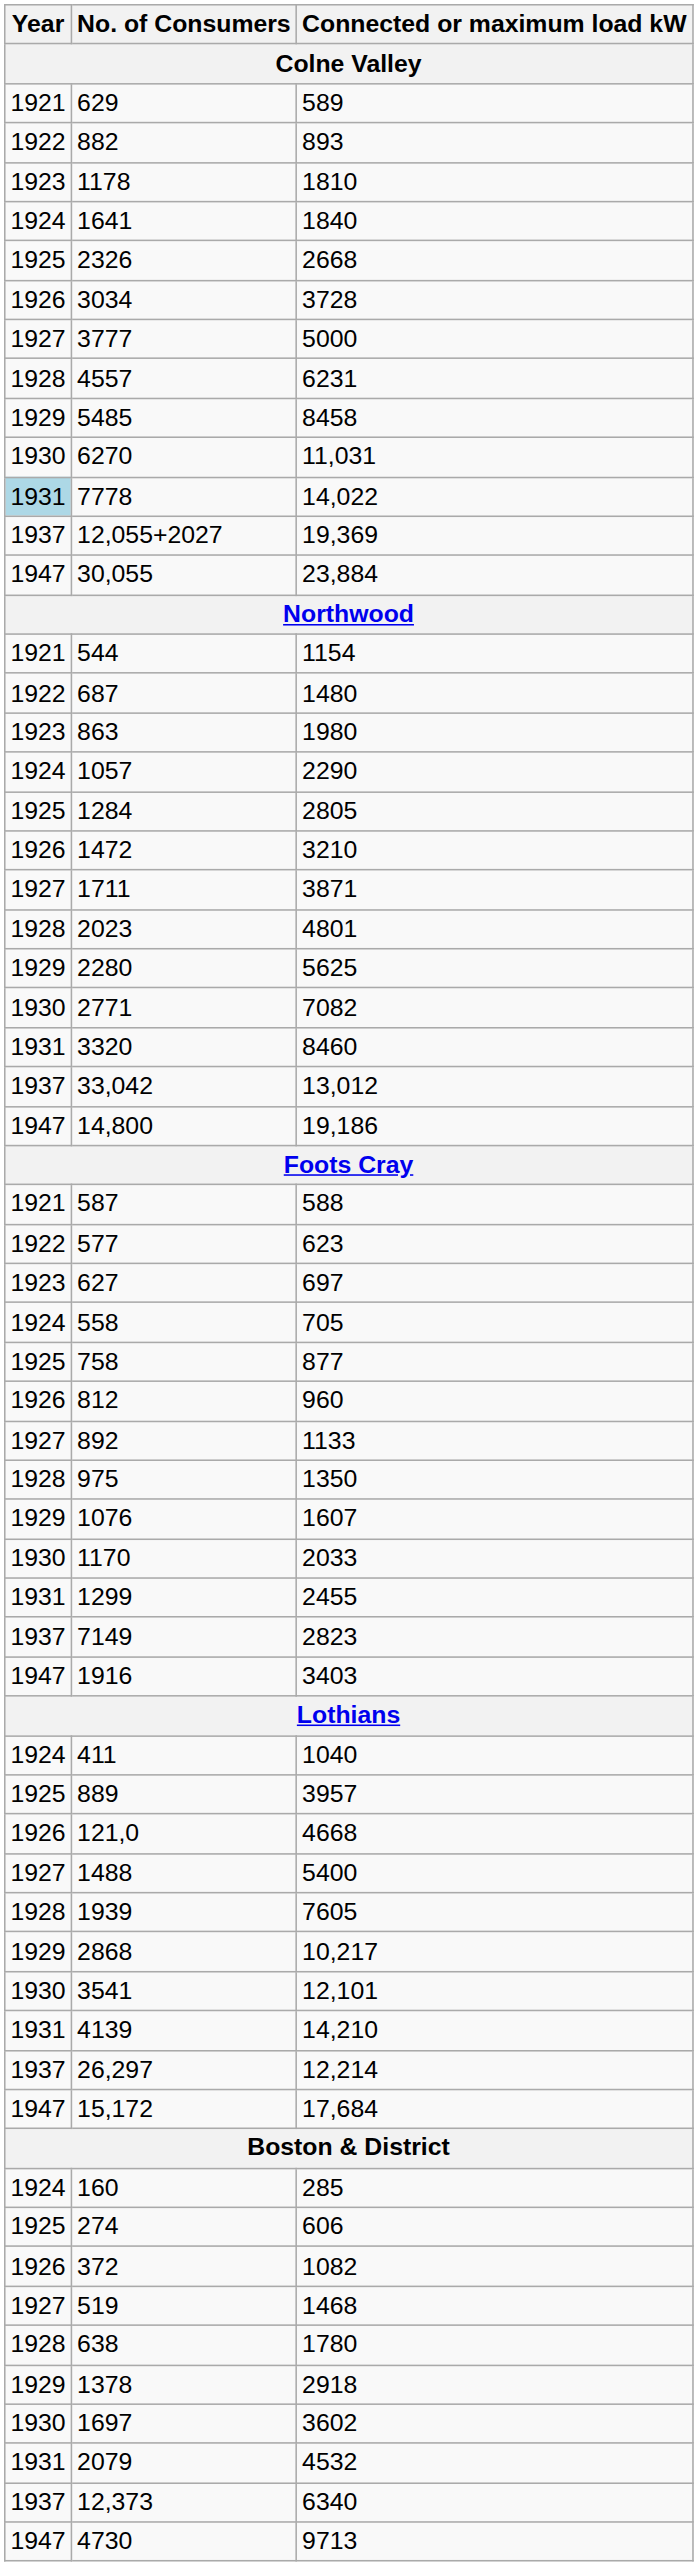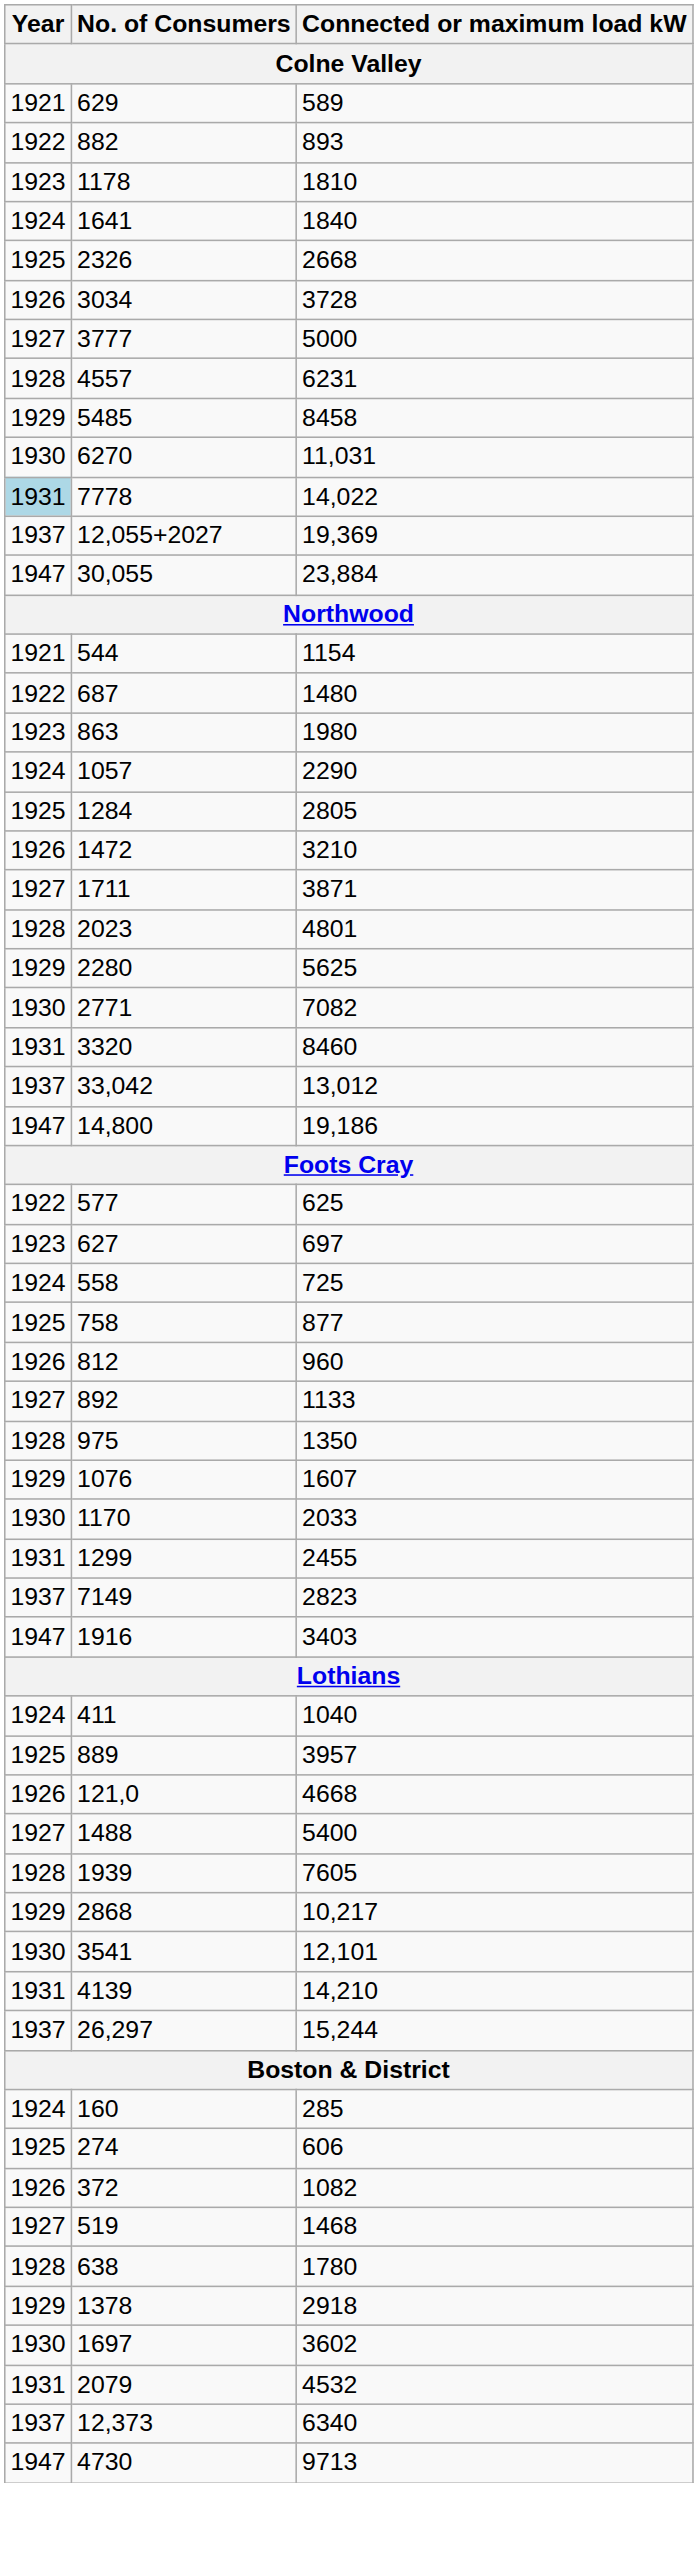- row: (98, 1204)
(323, 1243) 623 -> (323, 1204) 625
(323, 1322) 705 -> (323, 1282) 725
(340, 2069) 12,214 -> (340, 2030) 15,244
- row: (115, 2108)
